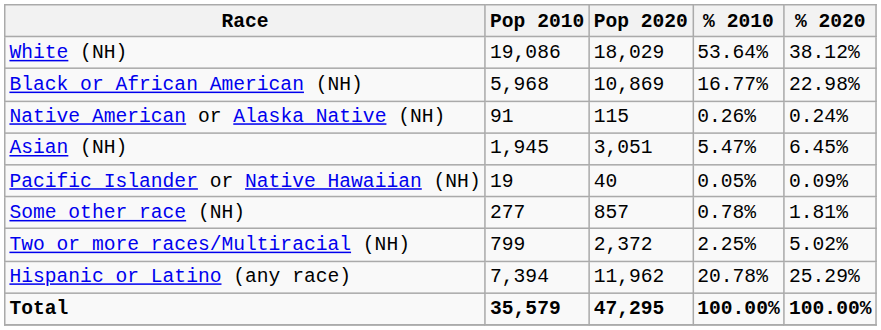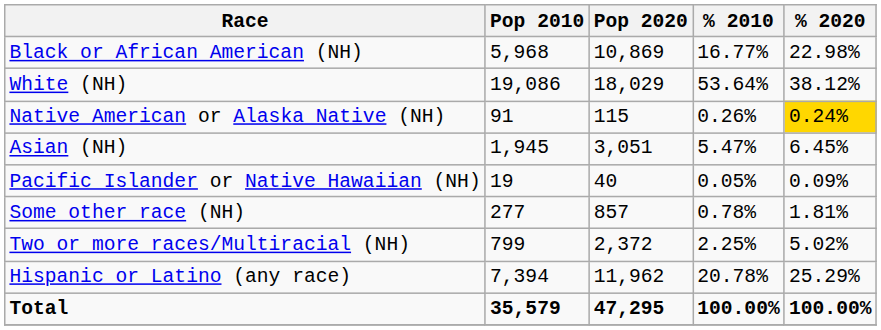rows swapped: (68, 53) <-> (186, 85)
(818, 117) no background -> (818, 117) gold background
